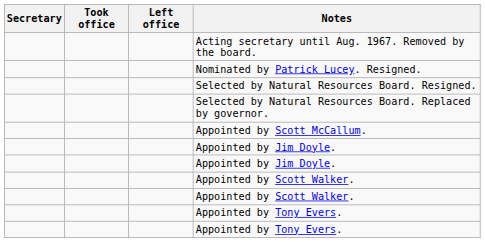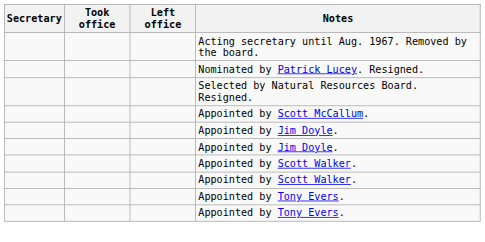- row: (34, 108)
